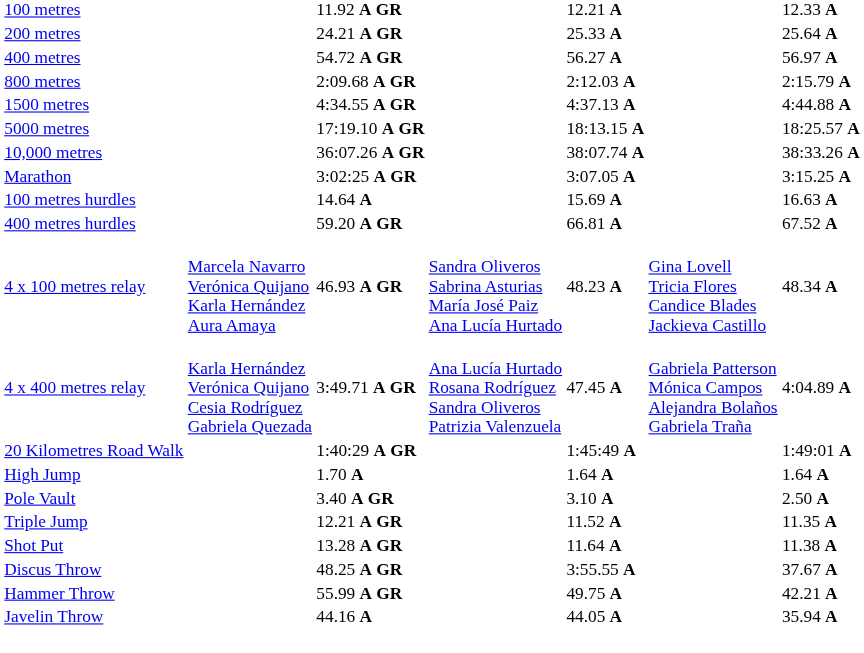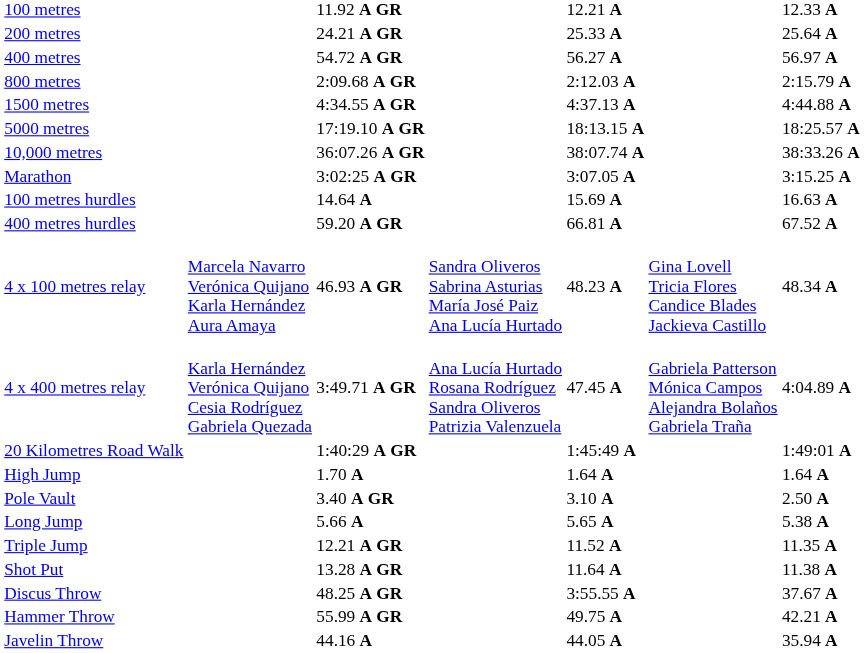+ row: (43, 521)
